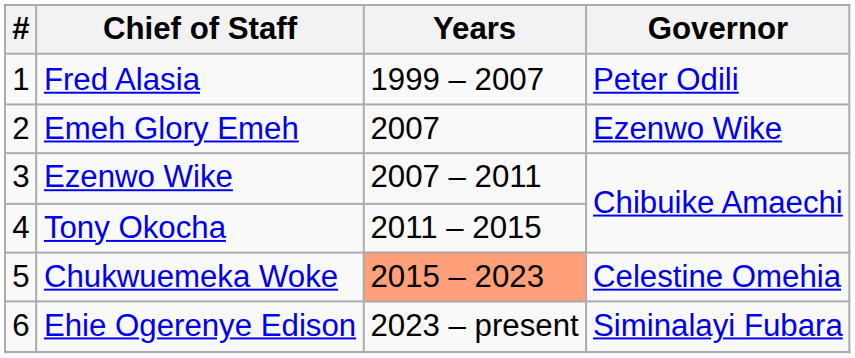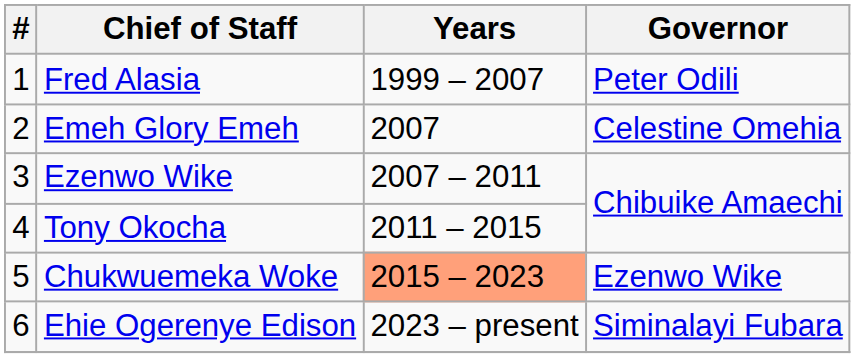(688, 128) Ezenwo Wike -> (717, 128) Celestine Omehia
(717, 276) Celestine Omehia -> (688, 276) Ezenwo Wike
